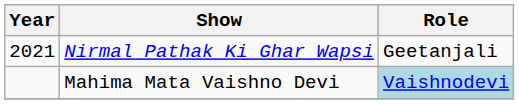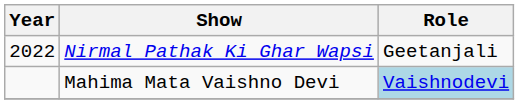(32, 51) 2021 -> (32, 51) 2022
